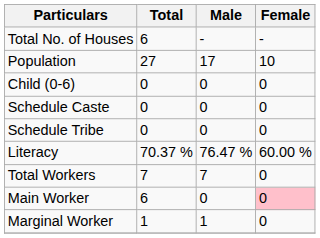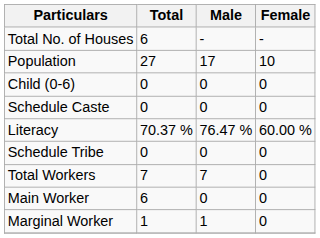rows swapped: (56, 130) <-> (33, 152)
(263, 198) pink background -> (263, 198) no background
